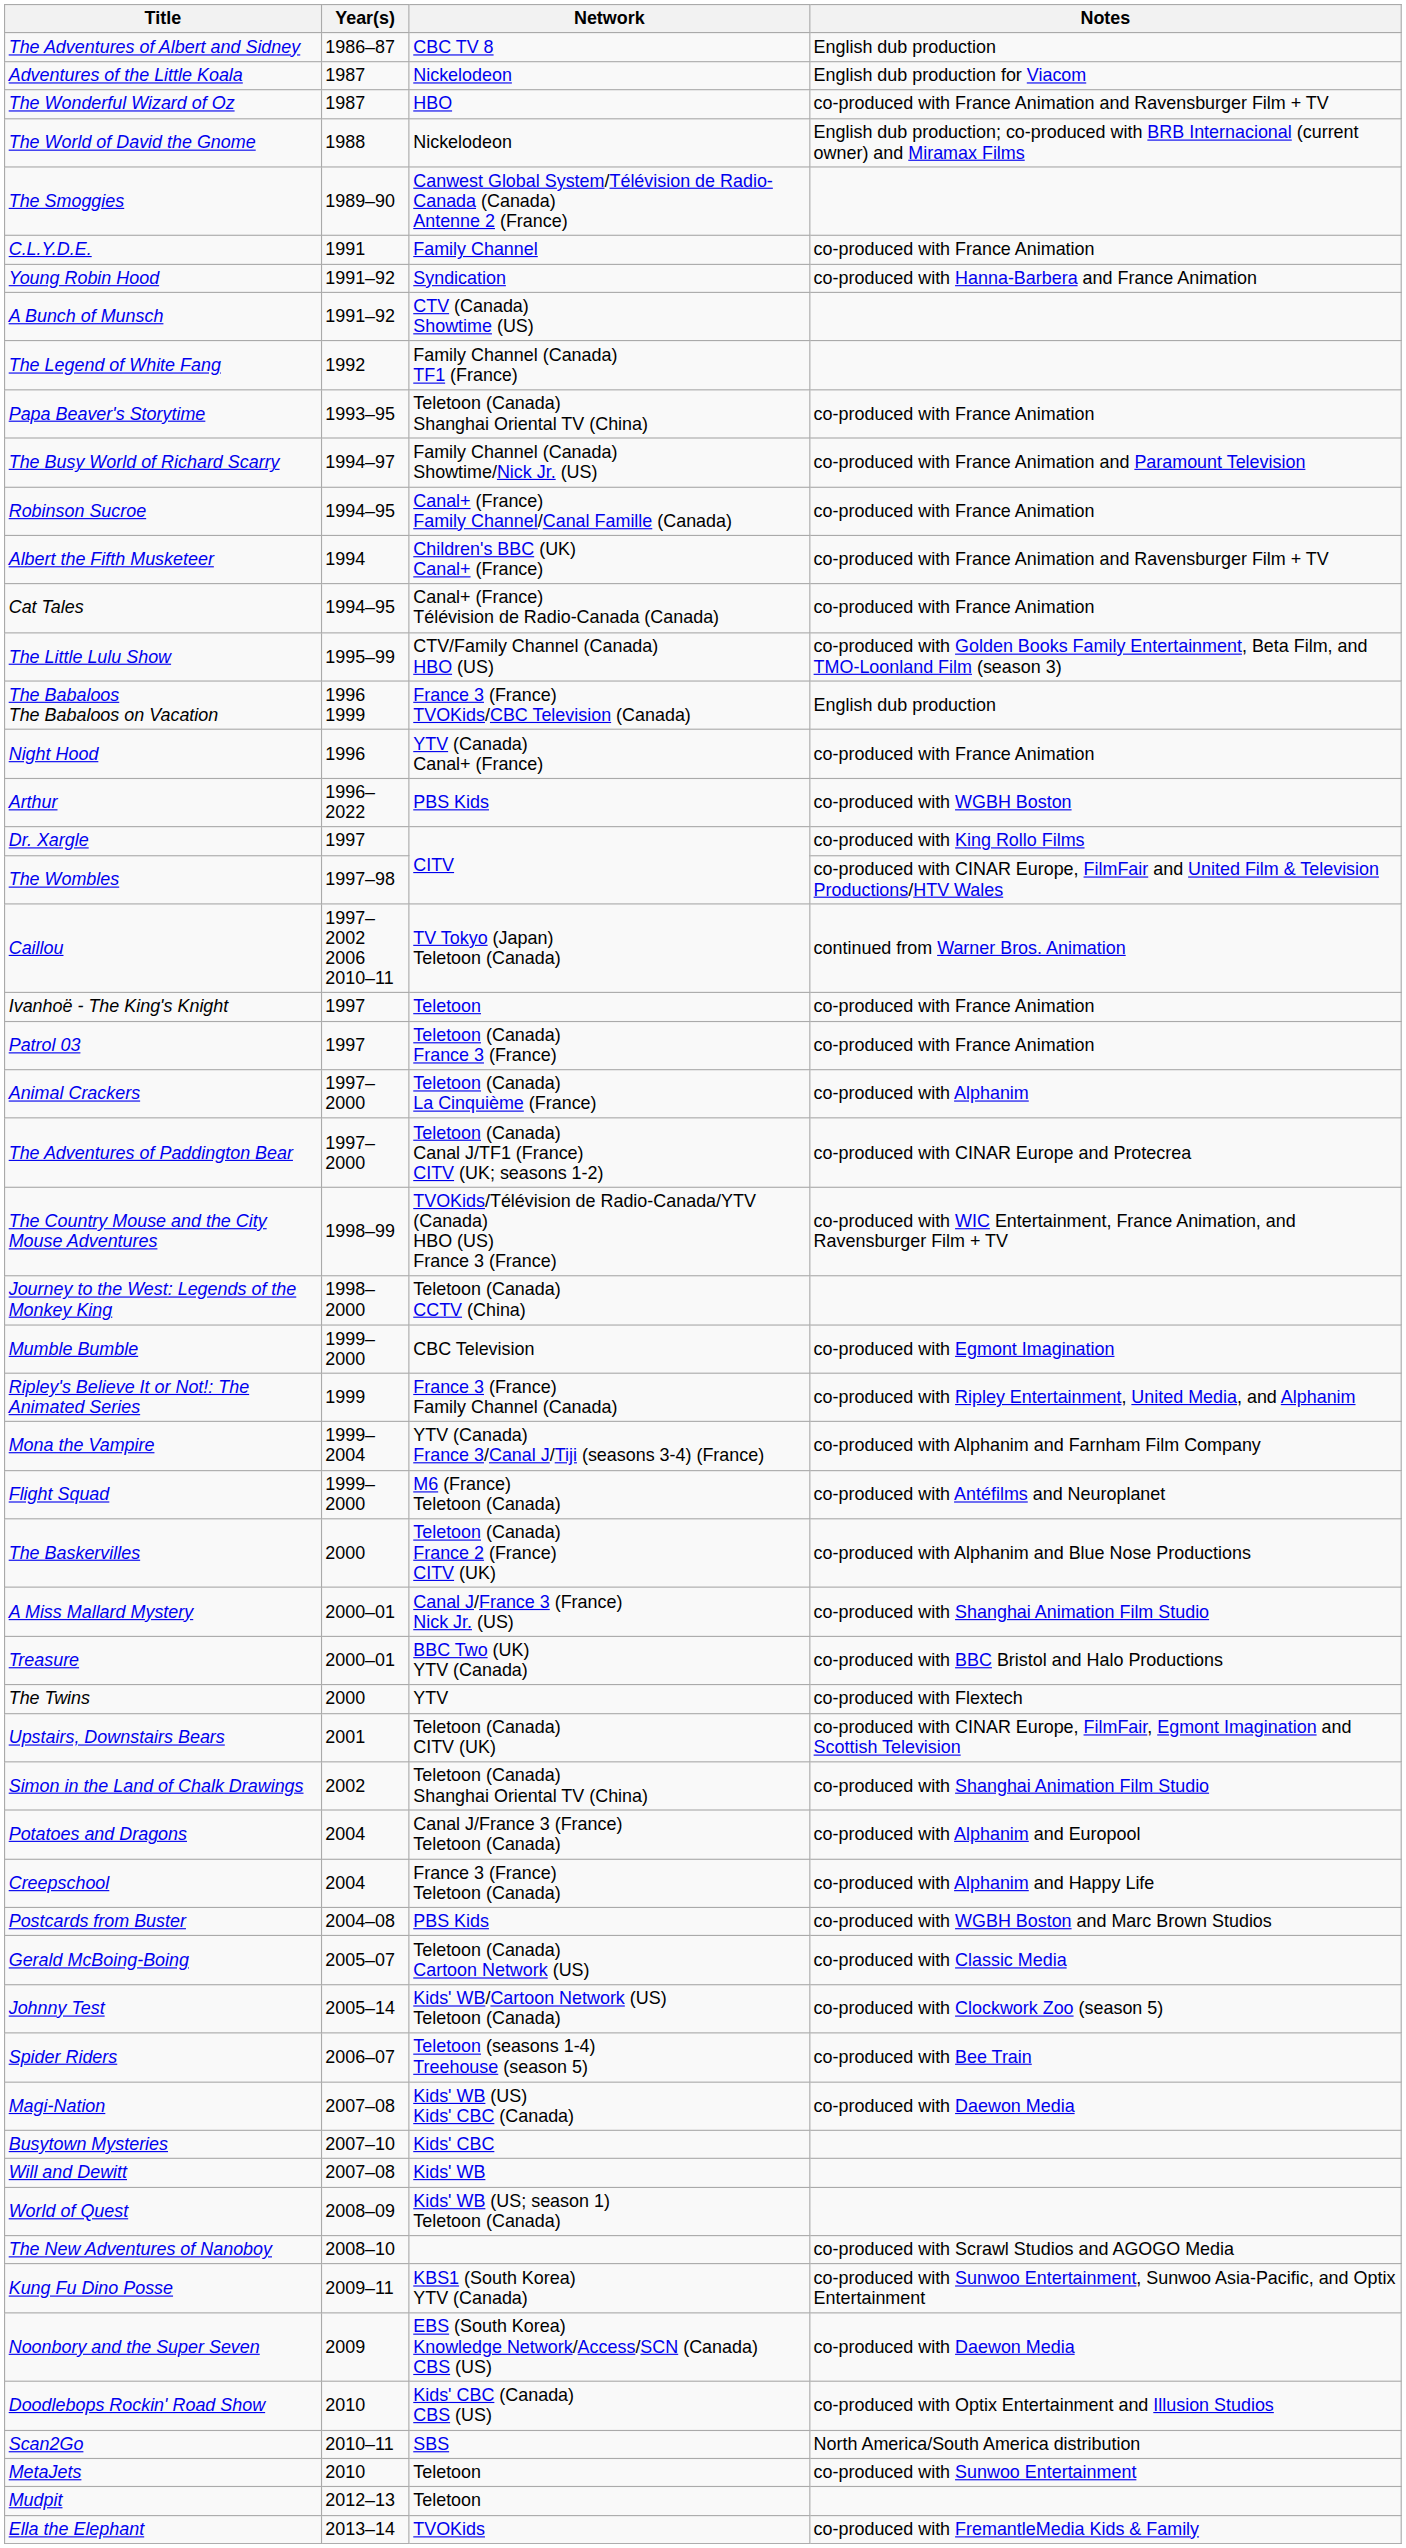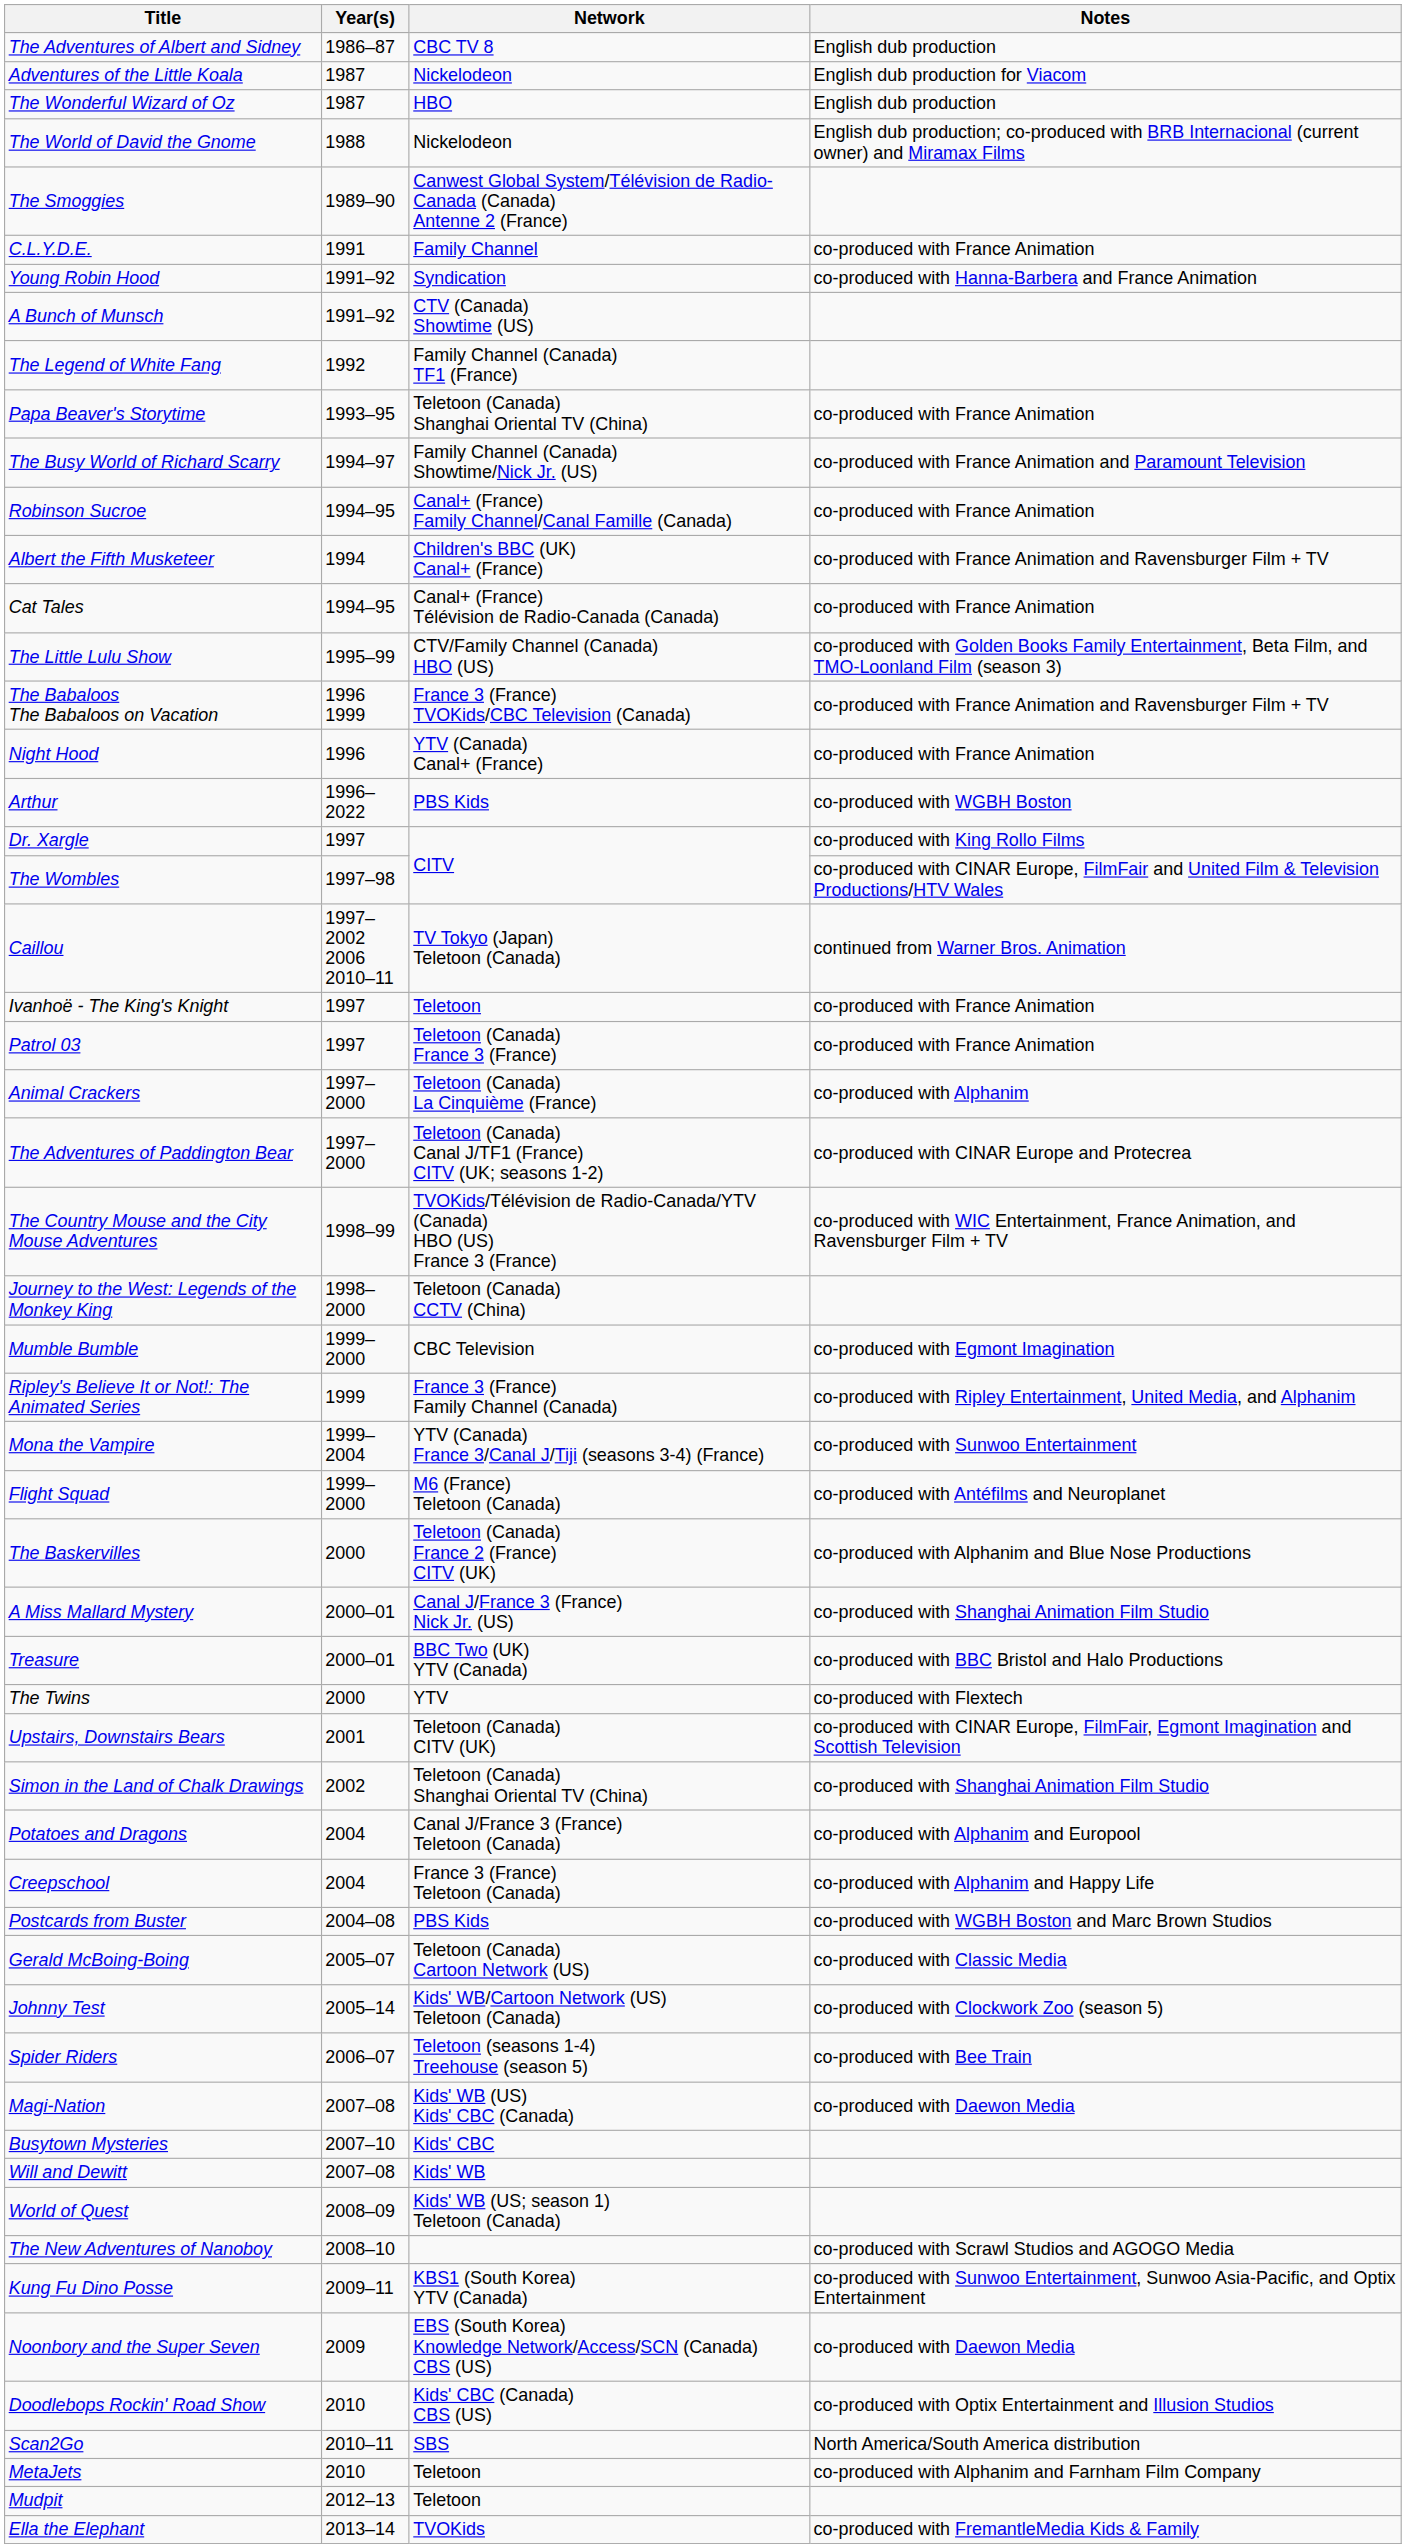(1071, 103) co-produced with France Animation and Ravensburger Film + TV -> (905, 103) English dub production
(905, 705) English dub production -> (1071, 705) co-produced with France Animation and Ravensburger Film + TV
(1037, 1445) co-produced with Alphanim and Farnham Film Company -> (975, 1445) co-produced with Sunwoo Entertainment
(975, 2472) co-produced with Sunwoo Entertainment -> (1037, 2472) co-produced with Alphanim and Farnham Film Company
